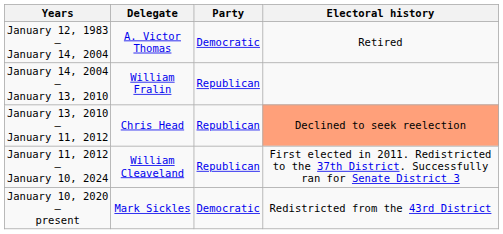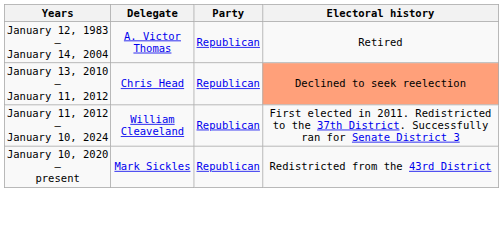(228, 42) Democratic -> (228, 42) Republican
- row: (58, 84)
(228, 208) Democratic -> (228, 167) Republican
